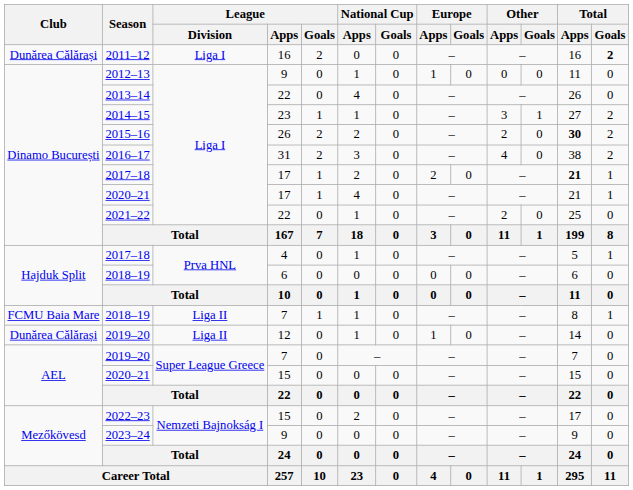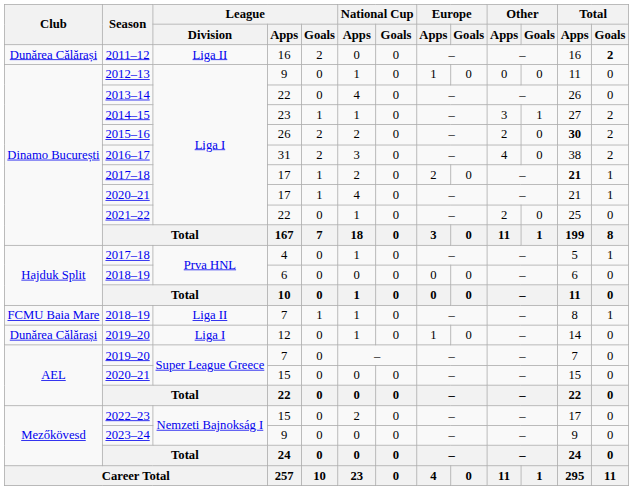(210, 54) Liga I -> (210, 54) Liga II
(210, 335) Liga II -> (210, 335) Liga I
